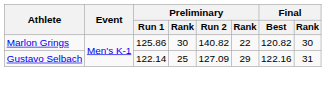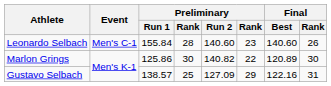+ row: (47, 43)
(276, 43) 120.82 -> (282, 59) 120.89
(151, 59) 122.14 -> (157, 74) 138.57
